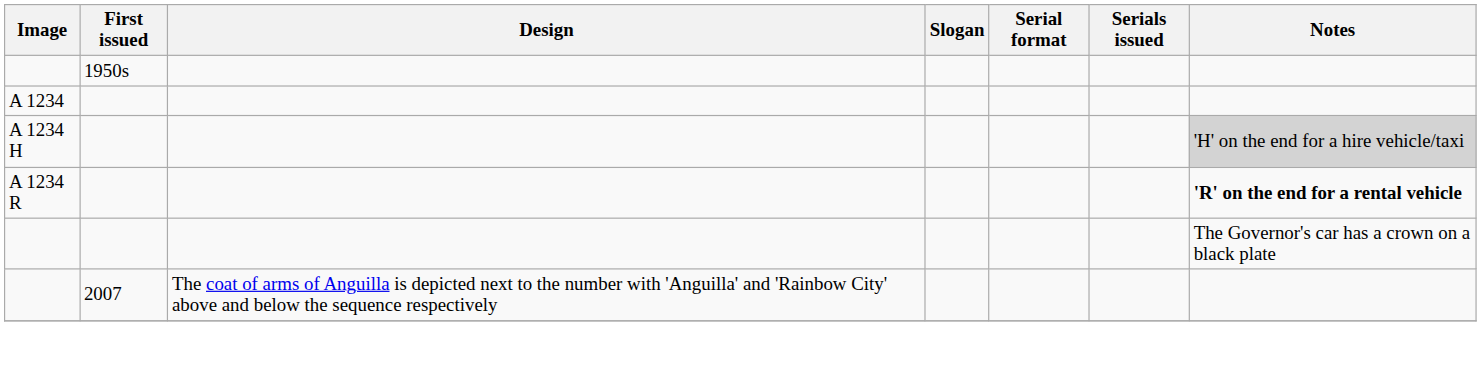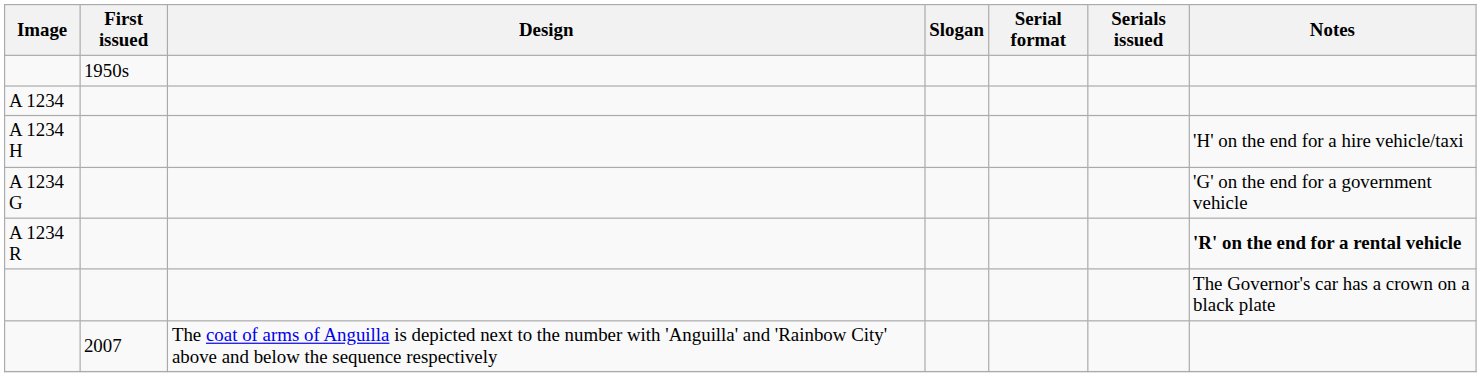(1329, 141) lightgrey background -> (1328, 141) no background
+ row: (42, 192)
